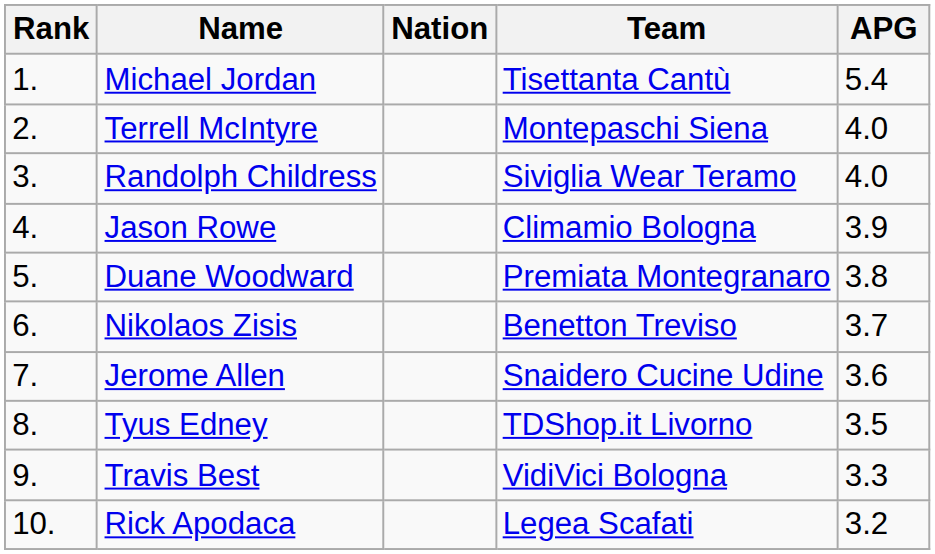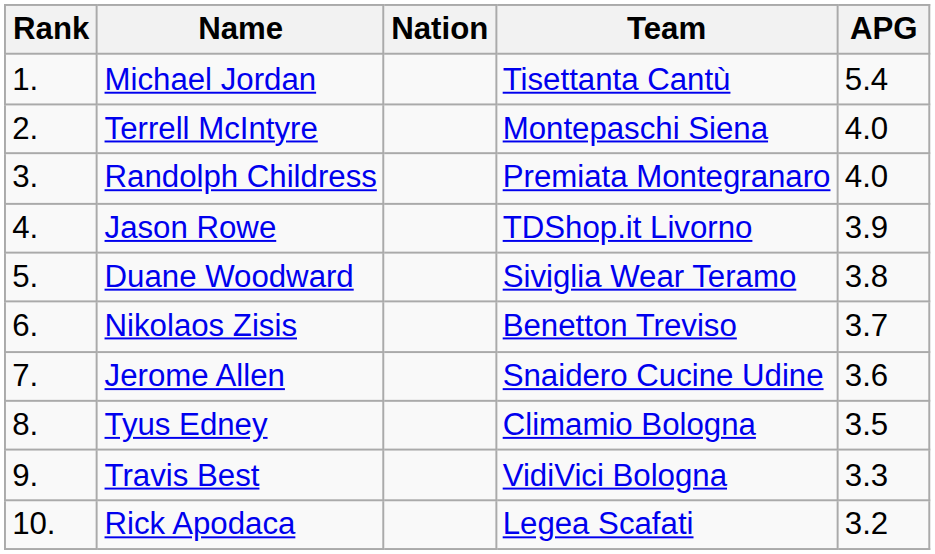(649, 177) Siviglia Wear Teramo -> (667, 177) Premiata Montegranaro
(629, 227) Climamio Bologna -> (628, 227) TDShop.it Livorno
(667, 276) Premiata Montegranaro -> (649, 276) Siviglia Wear Teramo
(628, 425) TDShop.it Livorno -> (629, 425) Climamio Bologna
